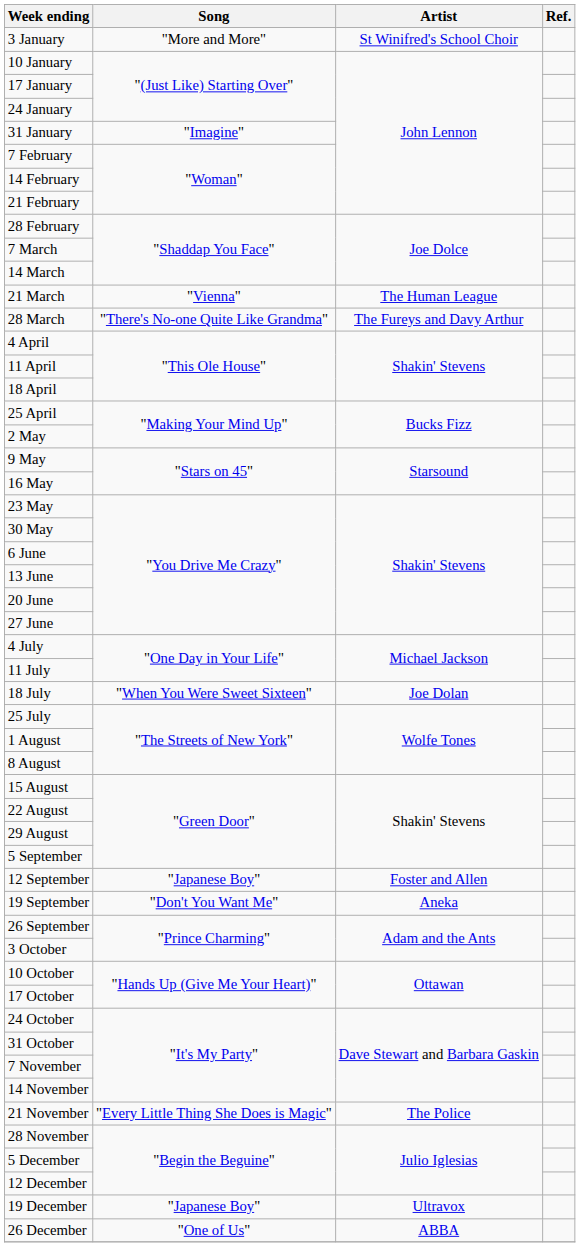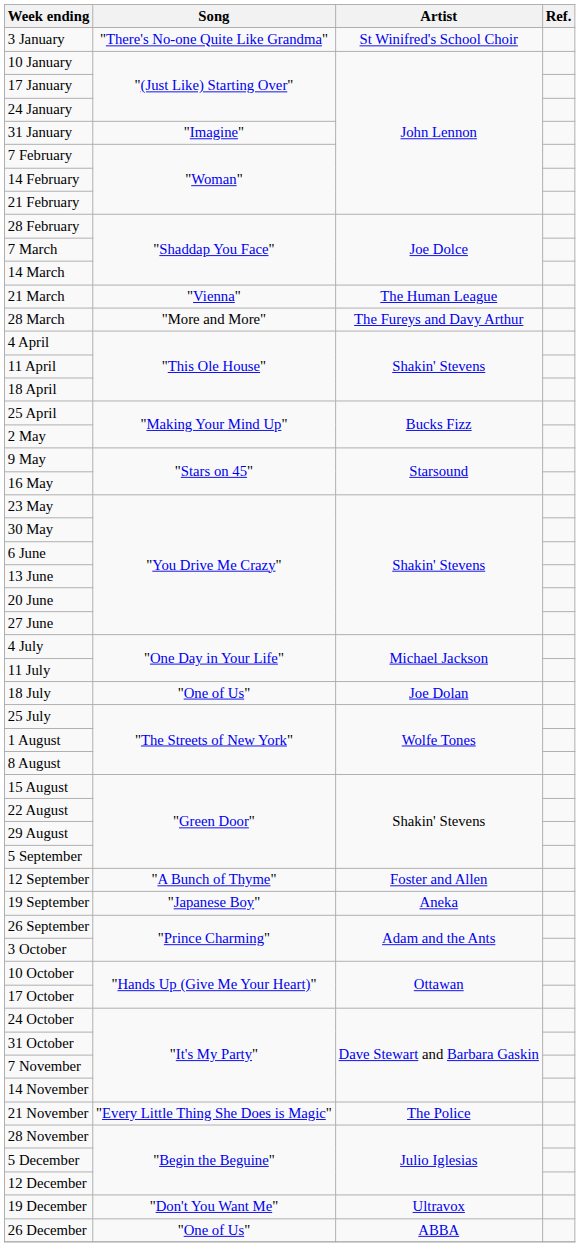(214, 39) "More and More" -> (214, 39) "There's No-one Quite Like Grandma"
(214, 319) "There's No-one Quite Like Grandma" -> (214, 319) "More and More"
(214, 693) "When You Were Sweet Sixteen" -> (214, 693) "One of Us"
(214, 879) "Japanese Boy" -> (214, 879) "A Bunch of Thyme"
(214, 903) "Don't You Want Me" -> (214, 903) "Japanese Boy"
(214, 1206) "Japanese Boy" -> (214, 1206) "Don't You Want Me"
